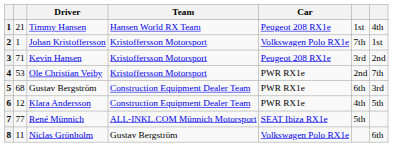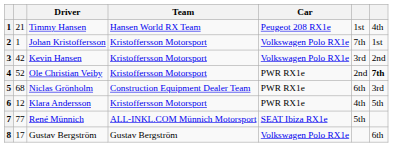(20, 58) 71 -> (20, 58) 42
(296, 58) Peugeot 208 RX1e -> (305, 58) Volkswagen Polo RX1e
(20, 73) 53 -> (20, 73) 52
(378, 73) normal -> (378, 73) bold
(63, 88) Gustav Bergström -> (61, 88) Niclas Grönholm
(180, 104) Construction Equipment Dealer Team -> (158, 104) Kristoffersson Motorsport
(20, 134) 11 -> (20, 134) 17
(61, 134) Niclas Grönholm -> (63, 134) Gustav Bergström
